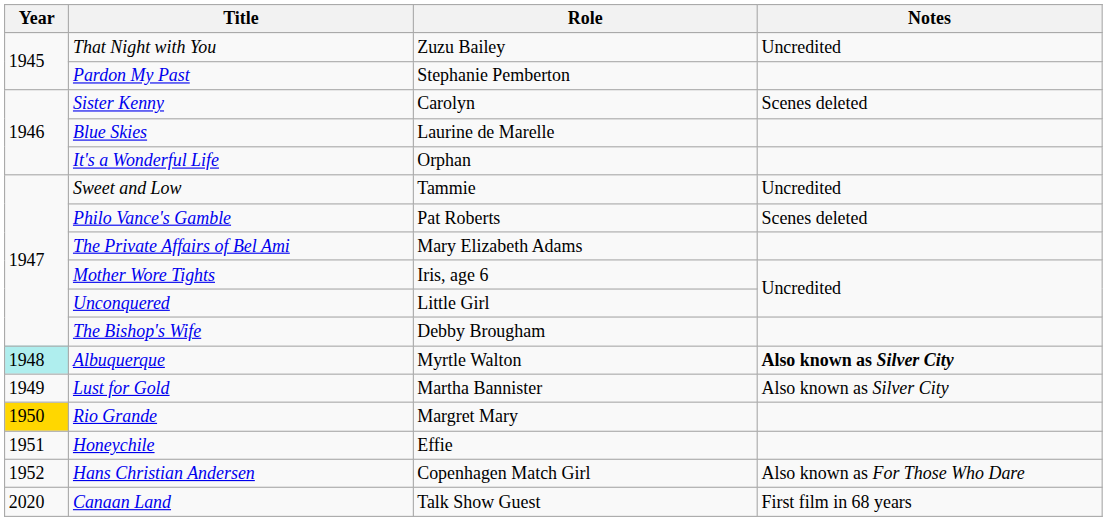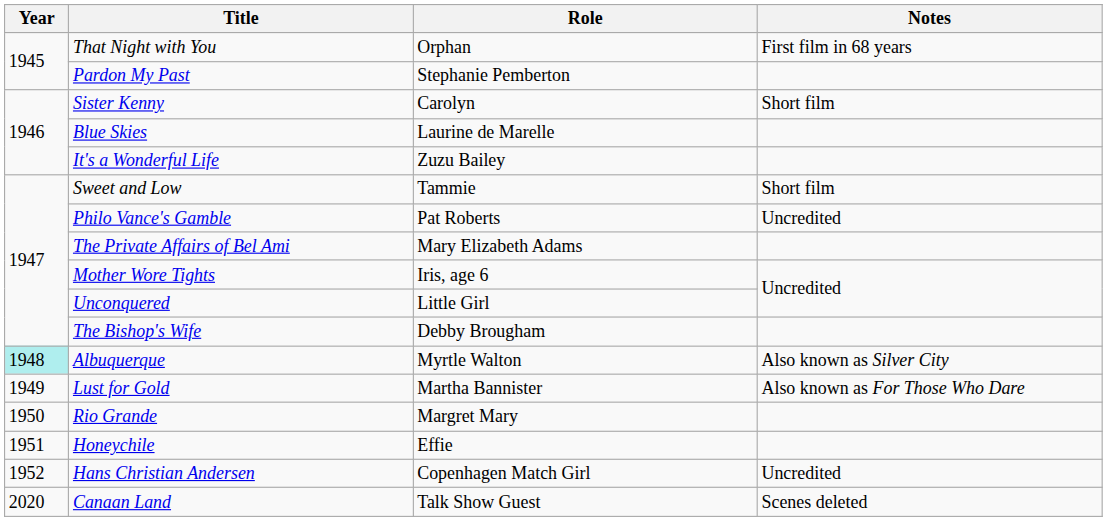(461, 47) Zuzu Bailey -> (444, 47) Orphan
(801, 47) Uncredited -> (837, 47) First film in 68 years
(814, 103) Scenes deleted -> (798, 103) Short film
(444, 160) Orphan -> (461, 160) Zuzu Bailey
(801, 189) Uncredited -> (798, 189) Short film
(814, 217) Scenes deleted -> (801, 217) Uncredited
(858, 359) bold -> (855, 359) normal
(855, 388) Also known as Silver City -> (893, 388) Also known as For Those Who Dare
(27, 416) gold background -> (27, 416) no background
(893, 473) Also known as For Those Who Dare -> (801, 473) Uncredited
(837, 501) First film in 68 years -> (814, 501) Scenes deleted
